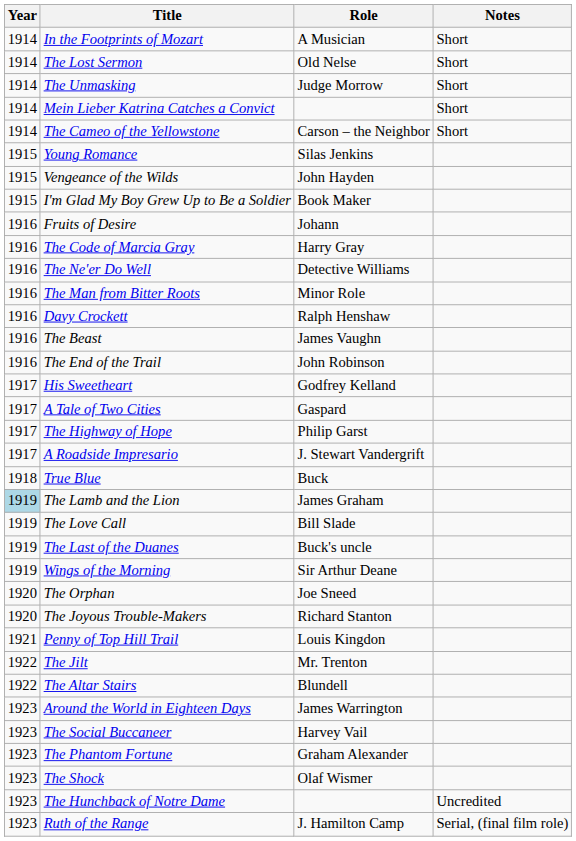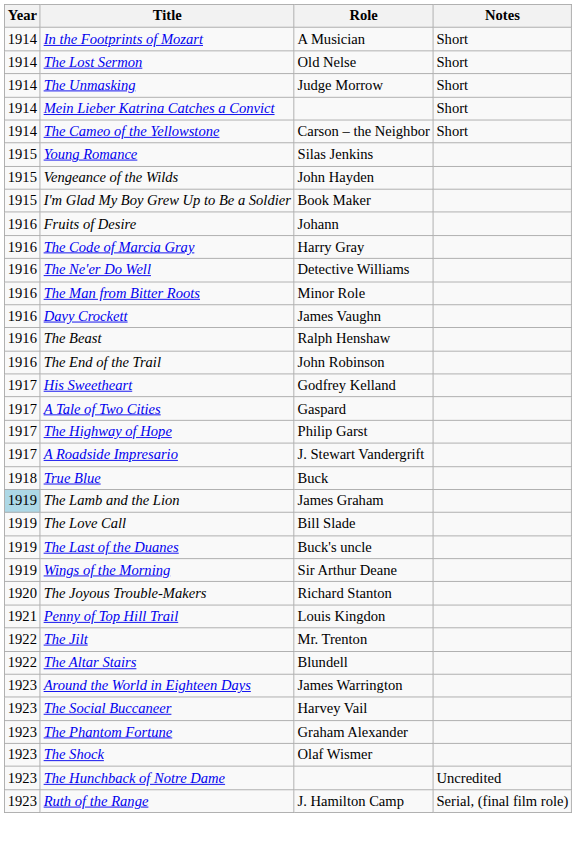(344, 316) Ralph Henshaw -> (339, 316) James Vaughn
(339, 339) James Vaughn -> (344, 339) Ralph Henshaw
- row: (79, 593)
